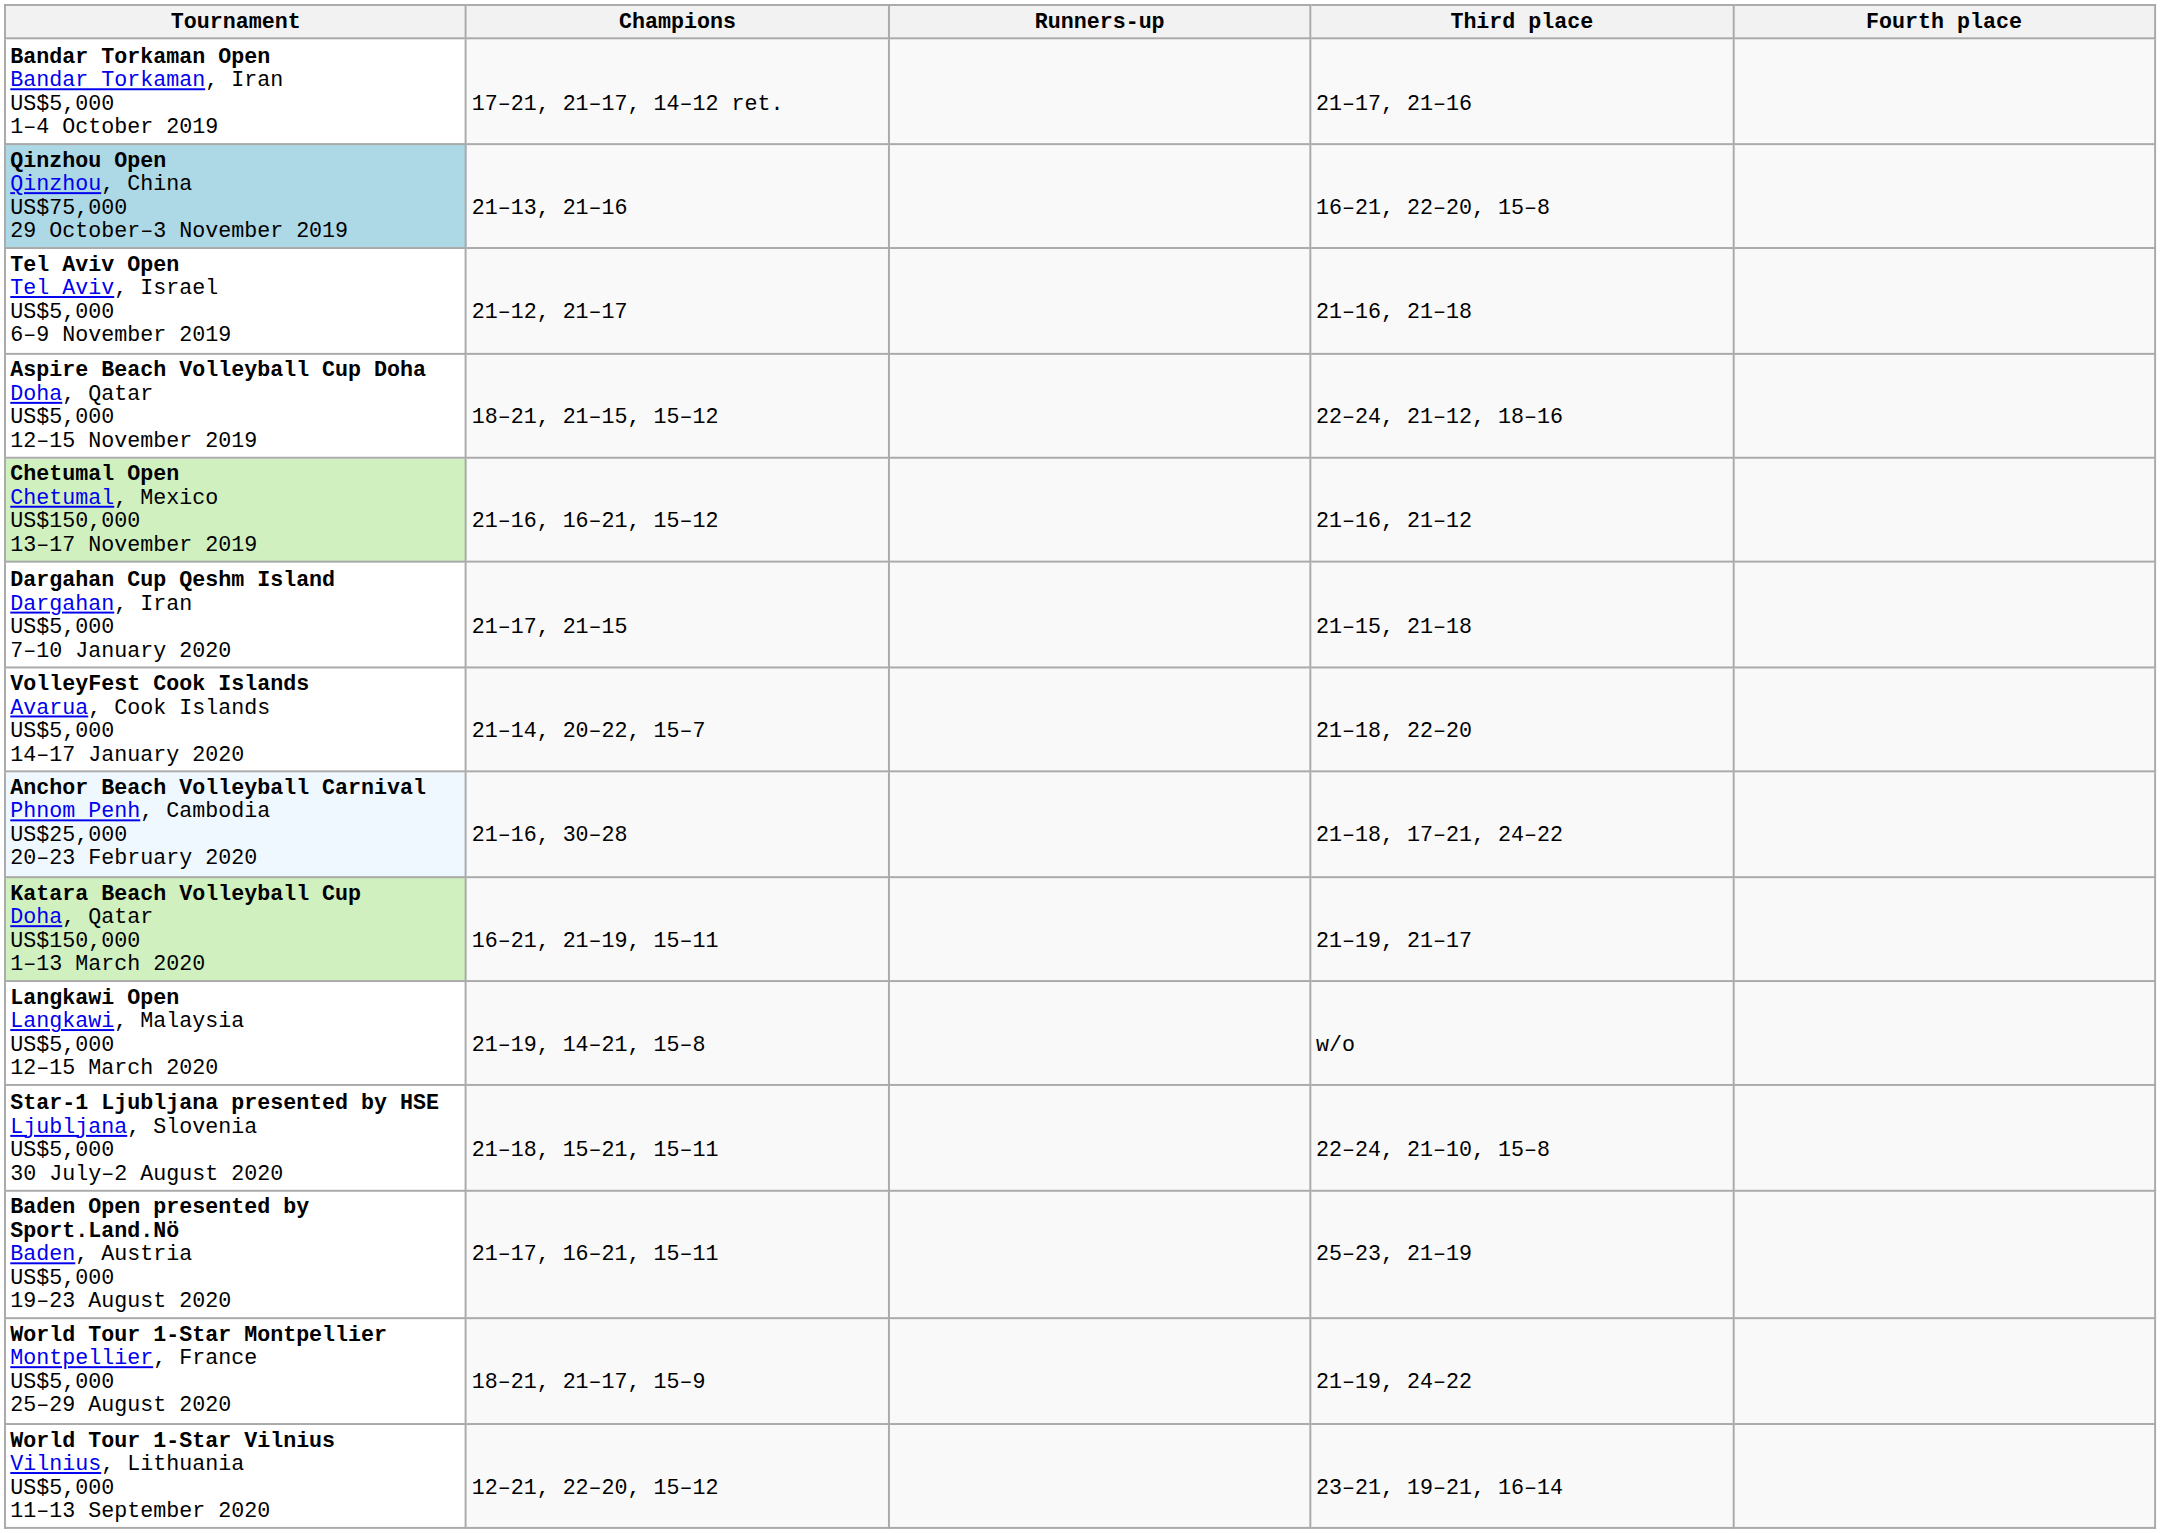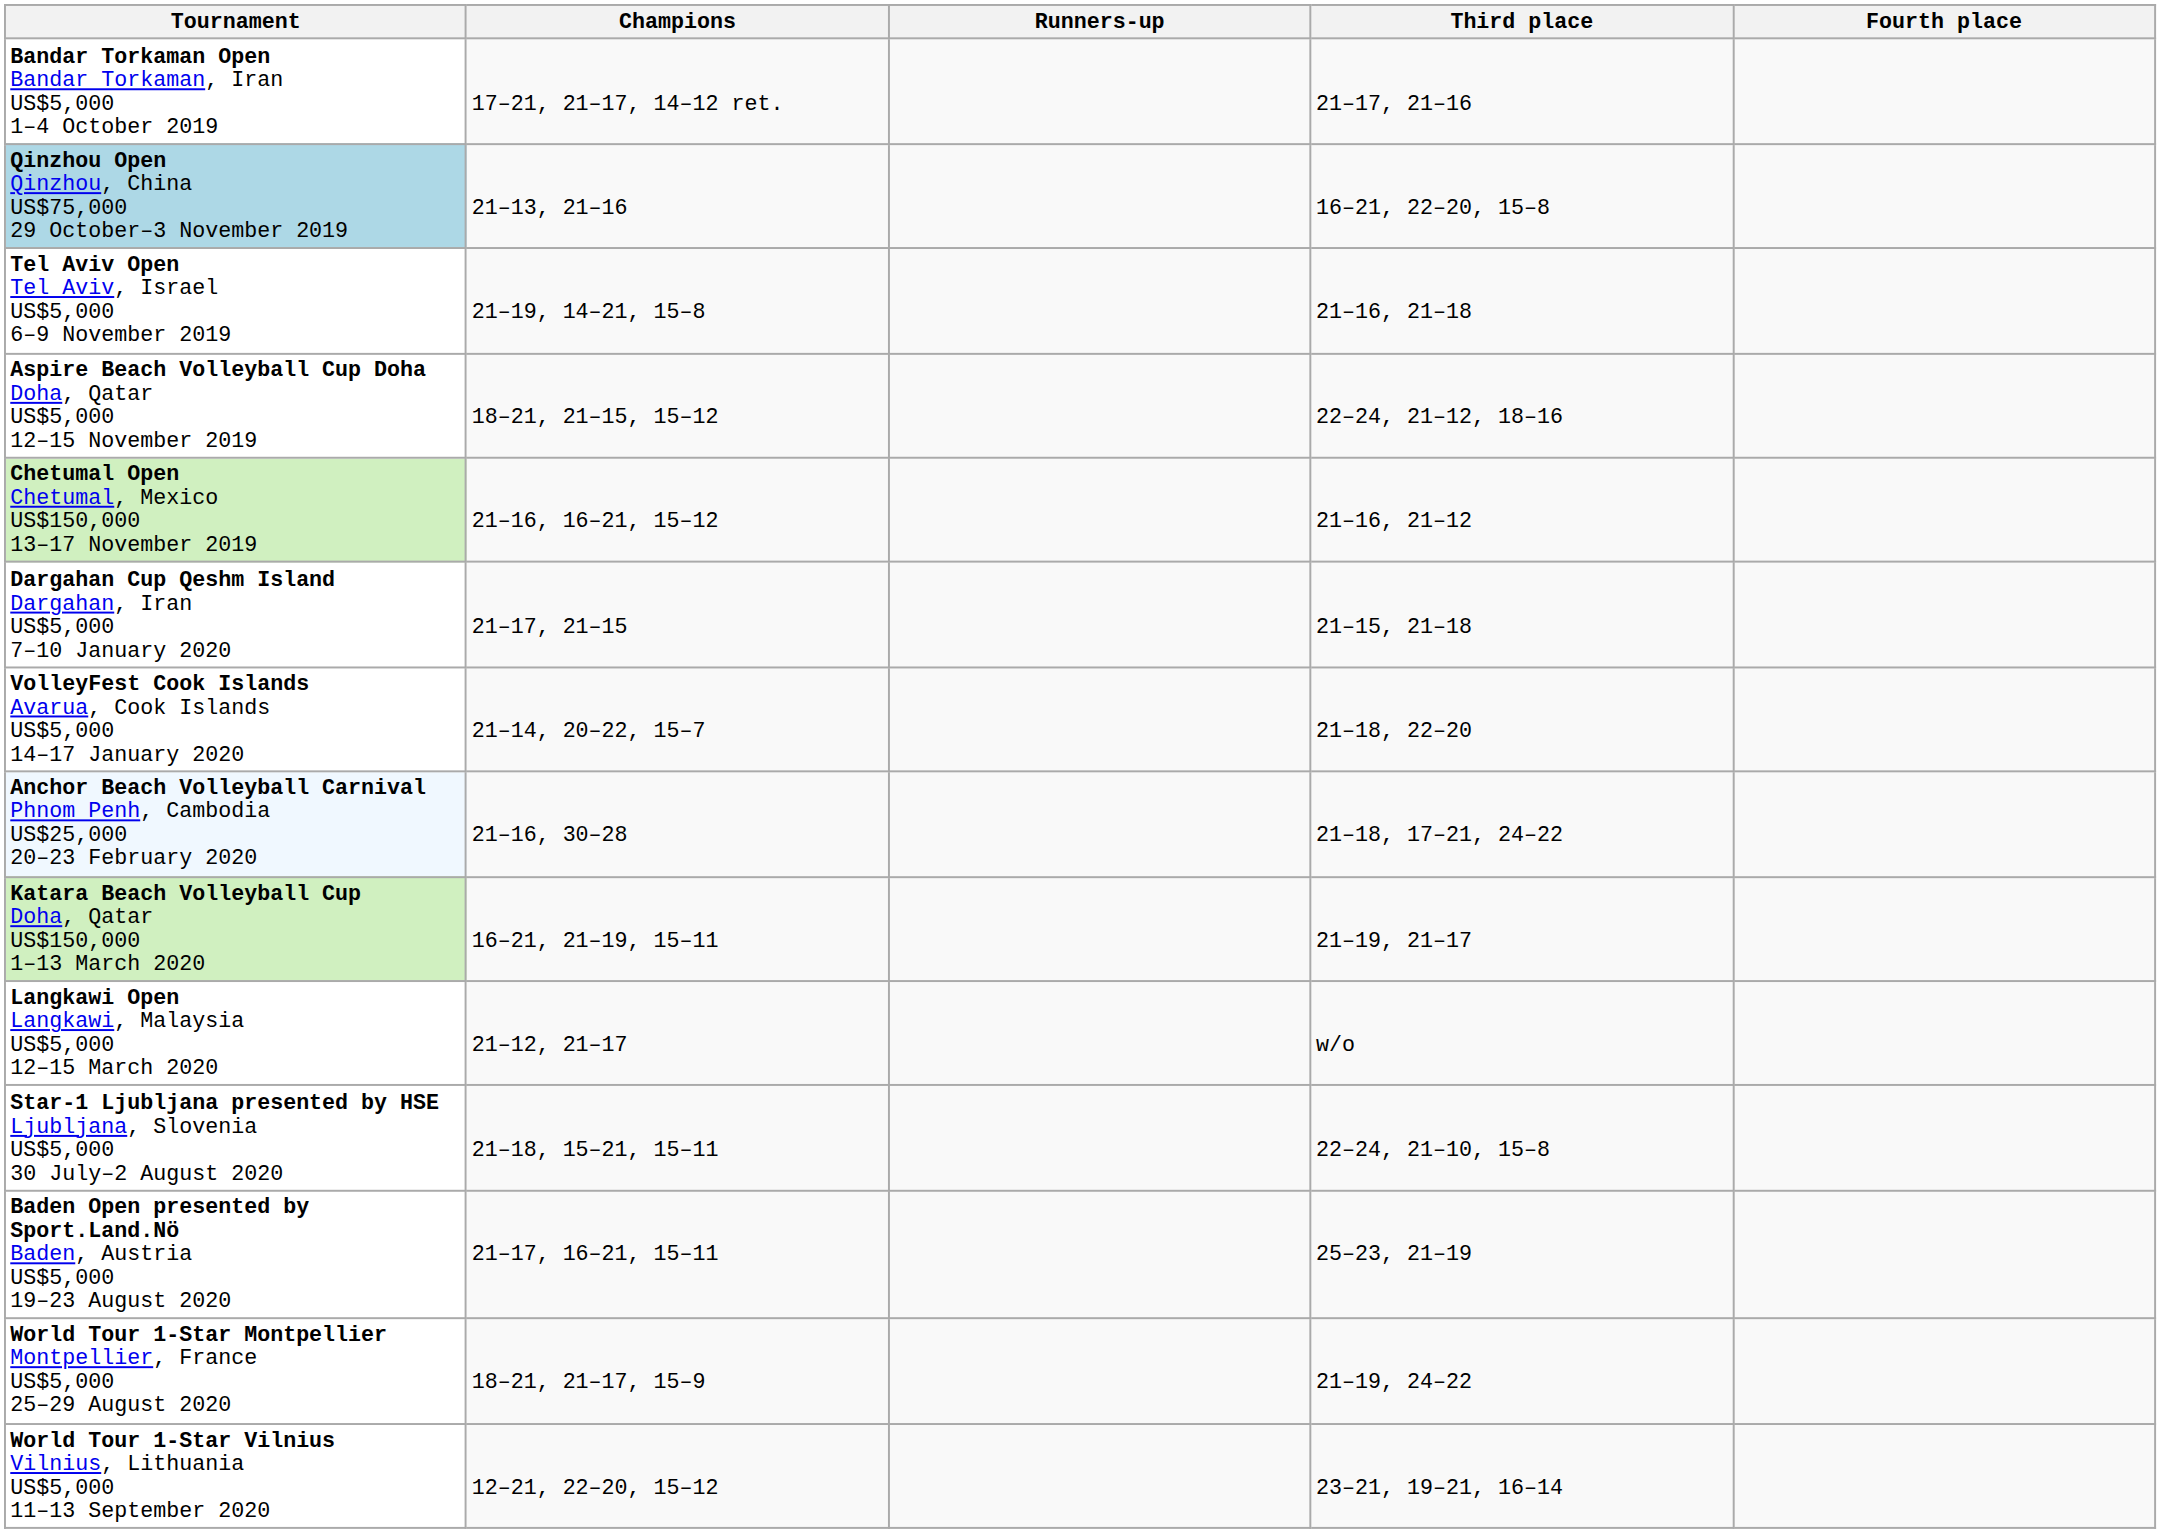(550, 313) 21–12, 21–17 -> (589, 313) 21–19, 14–21, 15–8
(589, 1045) 21–19, 14–21, 15–8 -> (550, 1045) 21–12, 21–17
